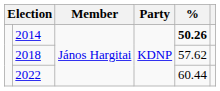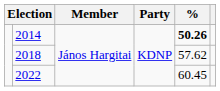(192, 75) 60.44 -> (192, 75) 60.45
